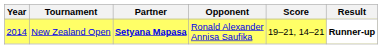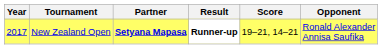columns swapped: (227, 12) <-> (352, 12)
(17, 32) 2014 -> (17, 32) 2017
